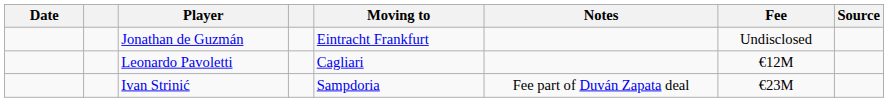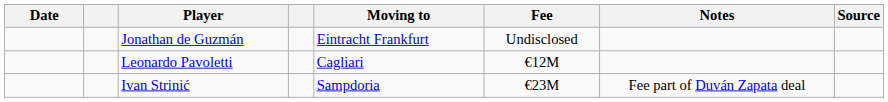columns swapped: (776, 16) <-> (601, 16)
